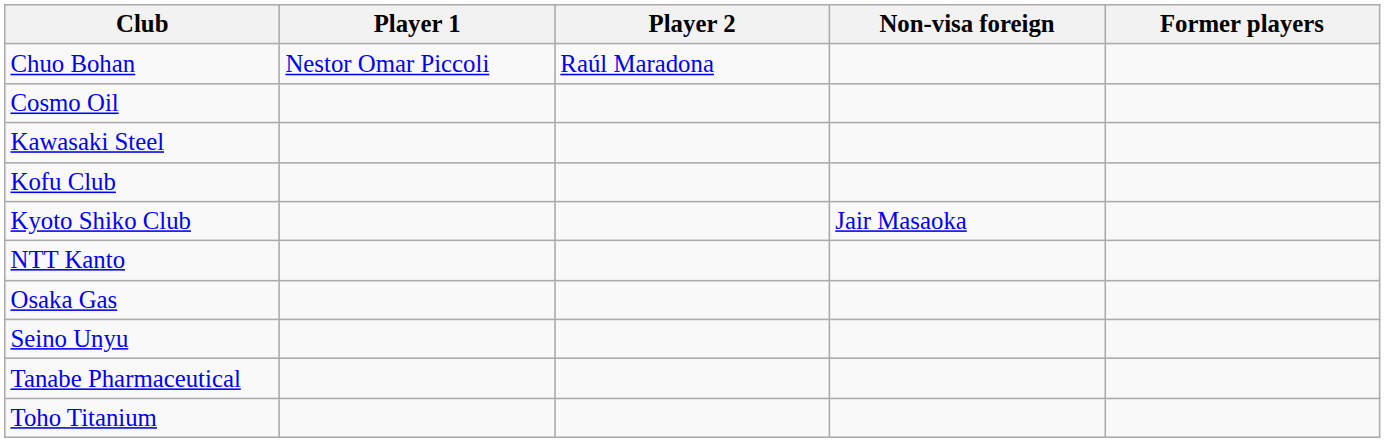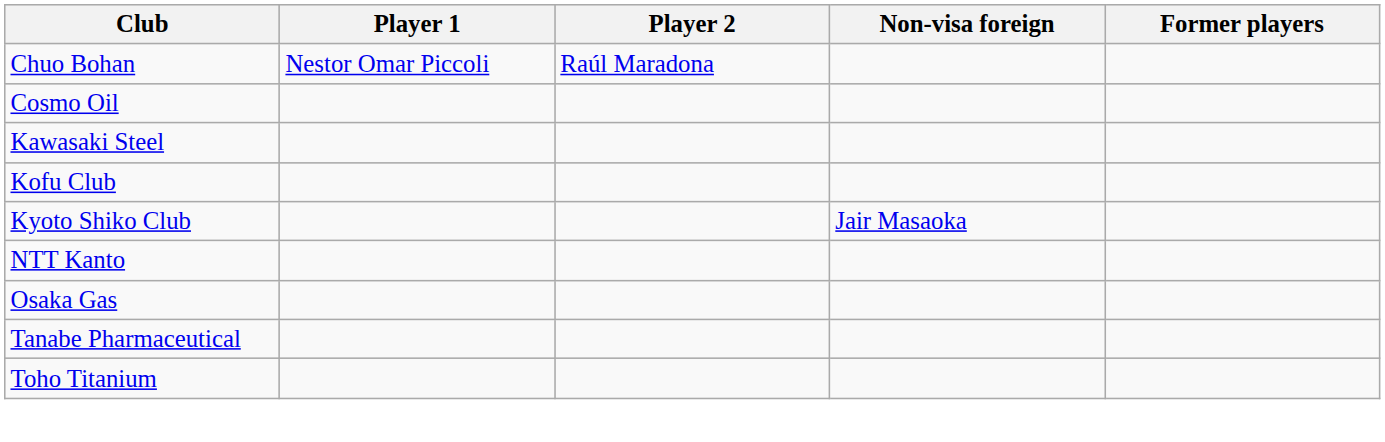- row: (69, 338)
